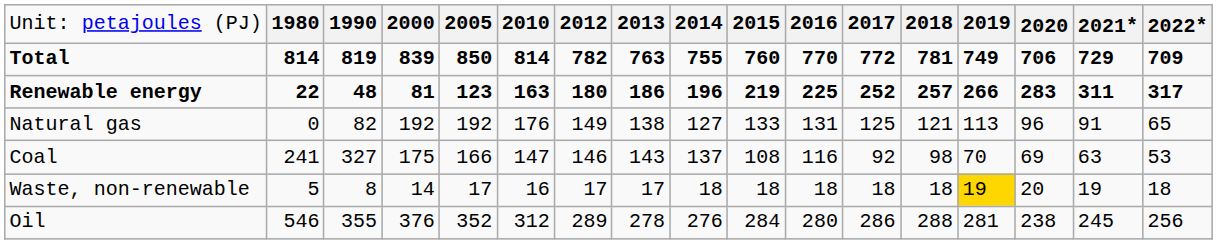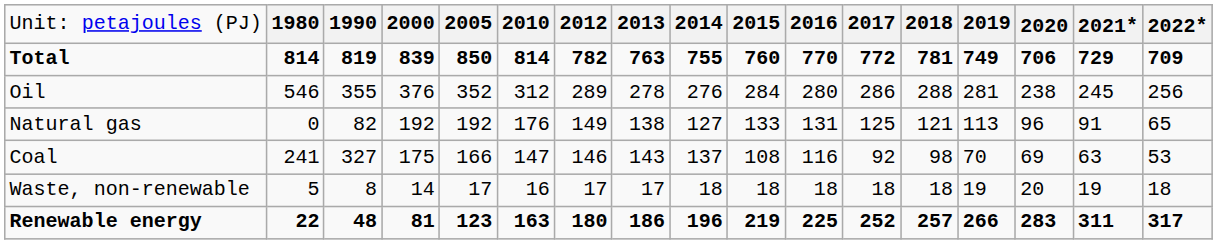rows swapped: (28, 222) <-> (106, 92)
(975, 190) gold background -> (975, 190) no background
